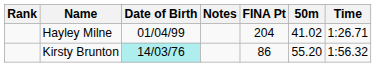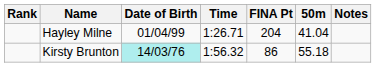columns swapped: (348, 14) <-> (220, 14)
(307, 33) 41.02 -> (314, 33) 41.04
(307, 52) 55.20 -> (314, 52) 55.18
